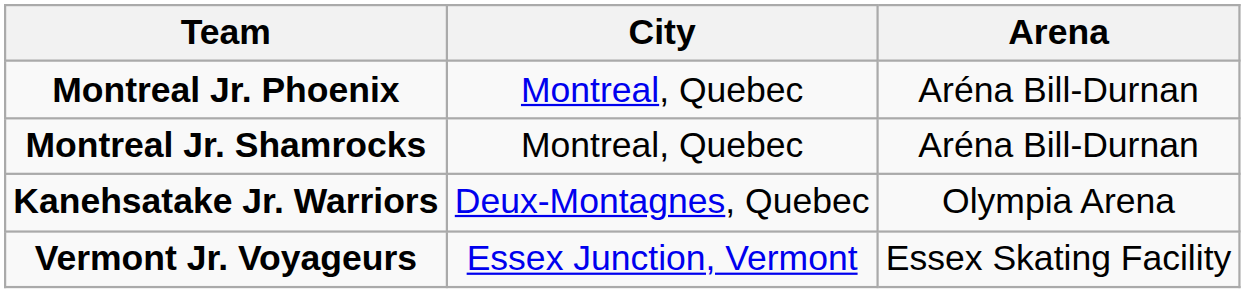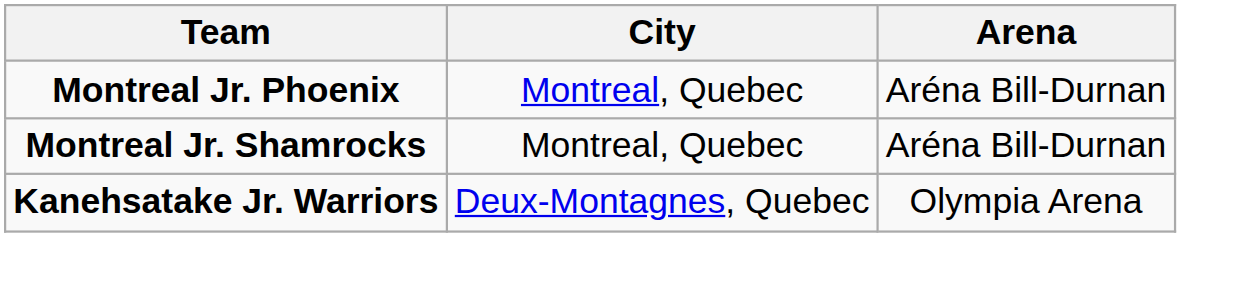- row: (226, 257)
